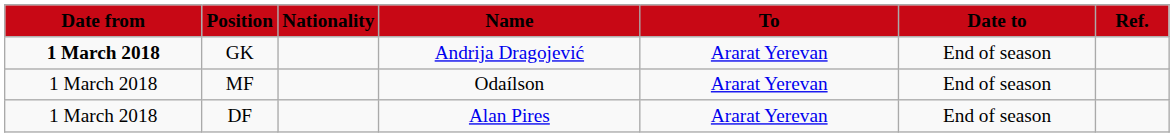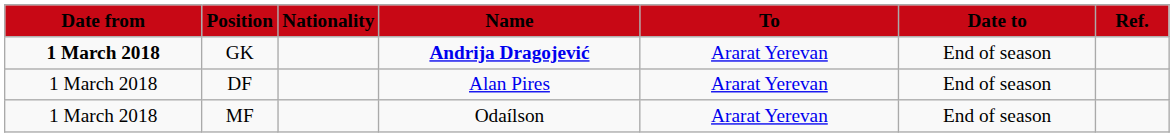(509, 52) normal -> (509, 52) bold
rows swapped: (240, 116) <-> (240, 84)
